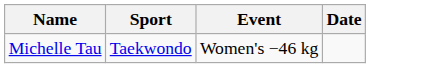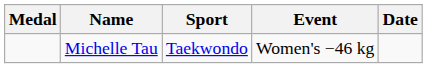+ column: (33, 19)
